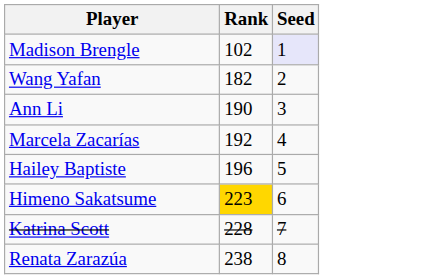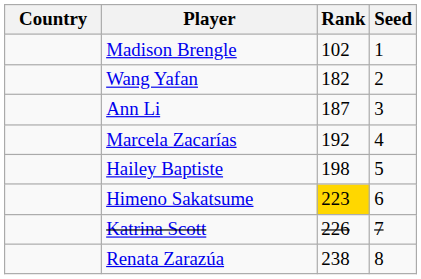+ column: (53, 19)
(282, 49) lavender background -> (379, 49) no background
(238, 109) 190 -> (336, 109) 187
(238, 169) 196 -> (336, 169) 198
(238, 229) 228 -> (336, 229) 226
